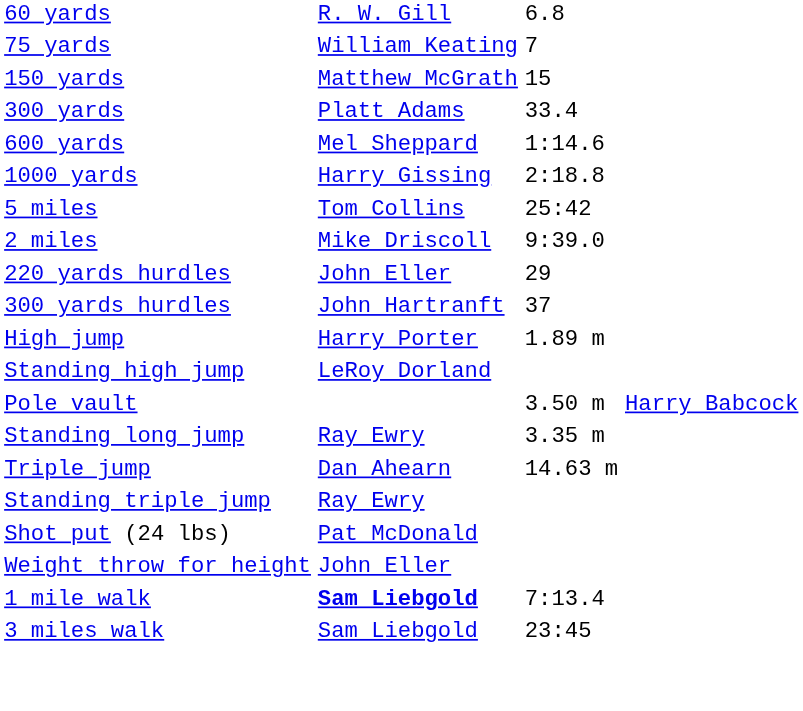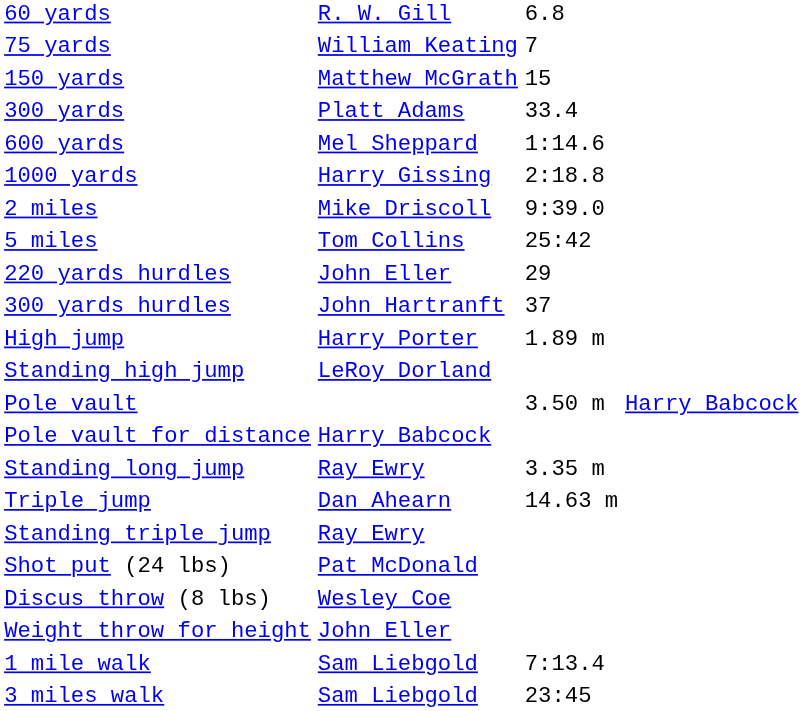rows swapped: (51, 241) <-> (51, 209)
+ row: (158, 436)
+ row: (138, 599)
(398, 599) bold -> (398, 664) normal
